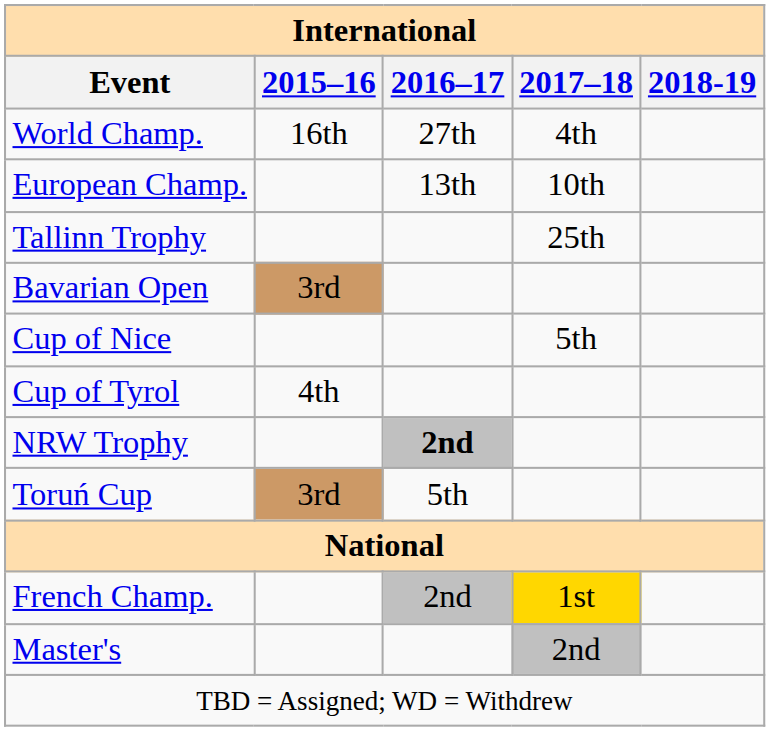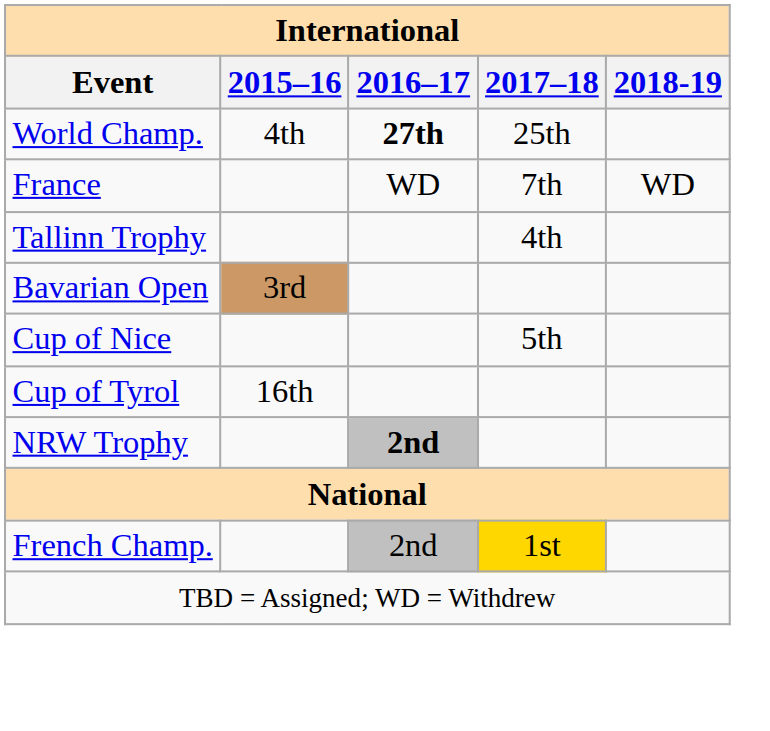(319, 133) 16th -> (285, 133) 4th
(447, 133) normal -> (413, 133) bold
(576, 133) 4th -> (542, 133) 25th
- row: (130, 184)
+ row: (57, 184)
(576, 236) 25th -> (542, 236) 4th
(319, 390) 4th -> (285, 390) 16th
- row: (82, 493)
- row: (67, 648)
